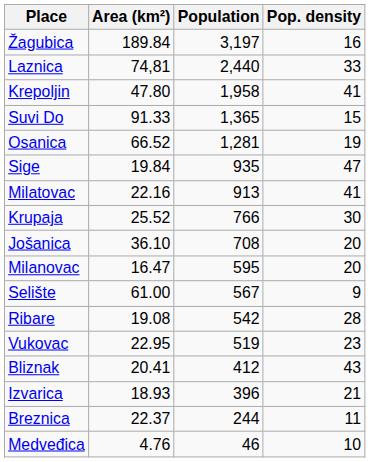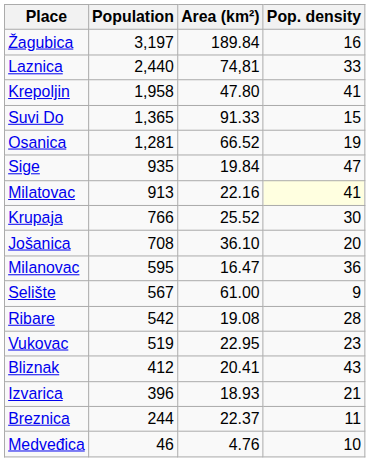columns swapped: (131, 17) <-> (219, 17)
(352, 192) no background -> (352, 192) lightyellow background
(352, 268) 20 -> (352, 268) 36
